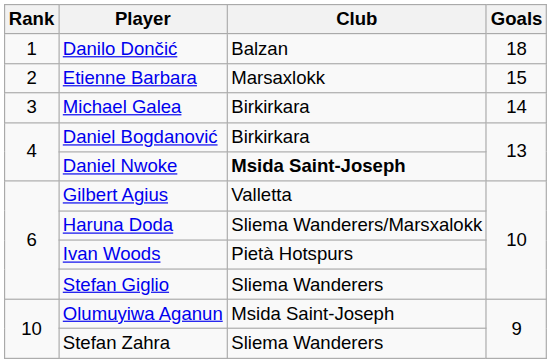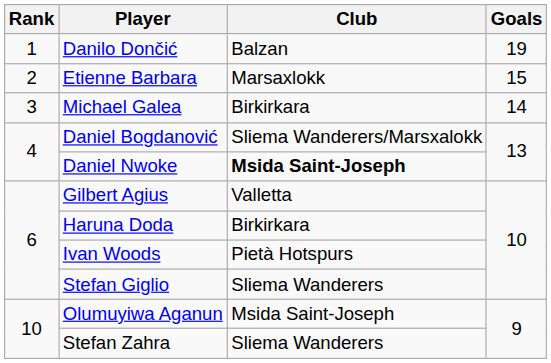(517, 48) 18 -> (517, 48) 19
(270, 136) Birkirkara -> (357, 136) Sliema Wanderers/Marsxalokk
(357, 225) Sliema Wanderers/Marsxalokk -> (270, 225) Birkirkara
